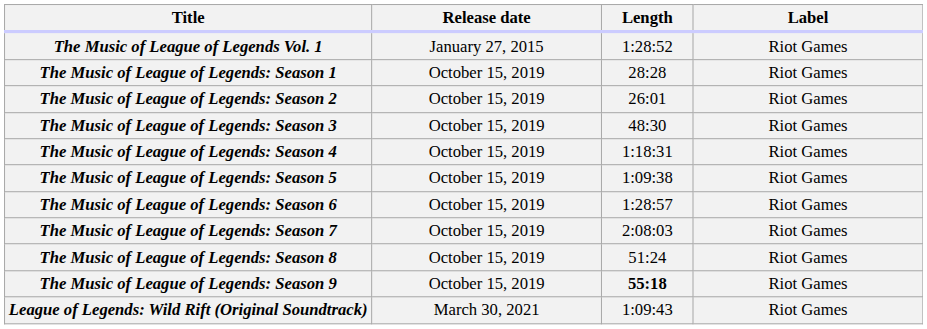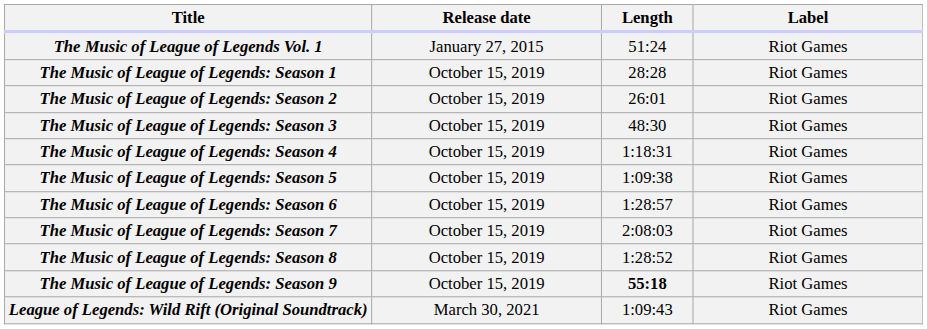(647, 46) 1:28:52 -> (647, 46) 51:24
(647, 257) 51:24 -> (647, 257) 1:28:52
